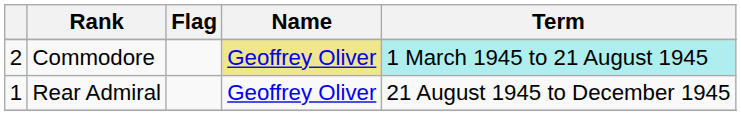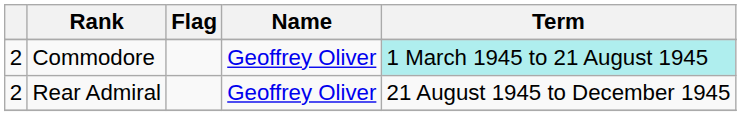(302, 57) khaki background -> (302, 57) no background
(16, 92) 1 -> (16, 92) 2
